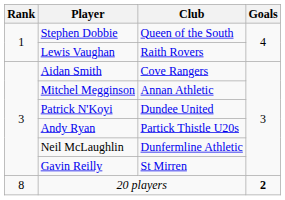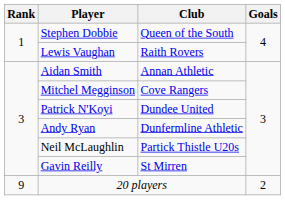(174, 71) Cove Rangers -> (177, 71) Annan Athletic
(177, 90) Annan Athletic -> (174, 90) Cove Rangers
(190, 128) Partick Thistle U20s -> (192, 128) Dunfermline Athletic
(192, 147) Dunfermline Athletic -> (190, 147) Partick Thistle U20s
(21, 185) 8 -> (21, 185) 9
(263, 185) bold -> (263, 185) normal
